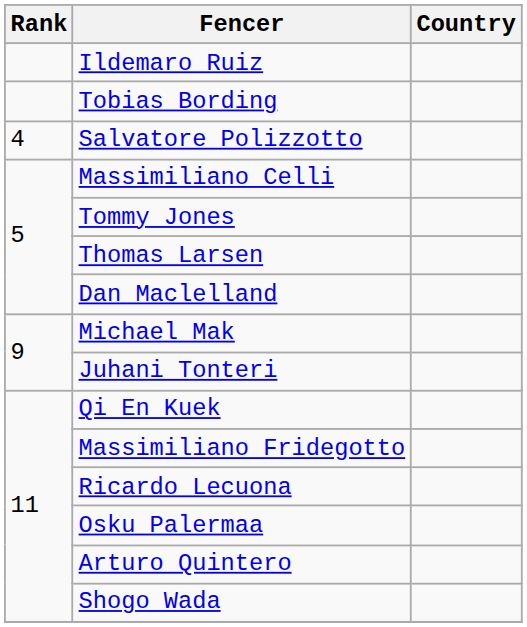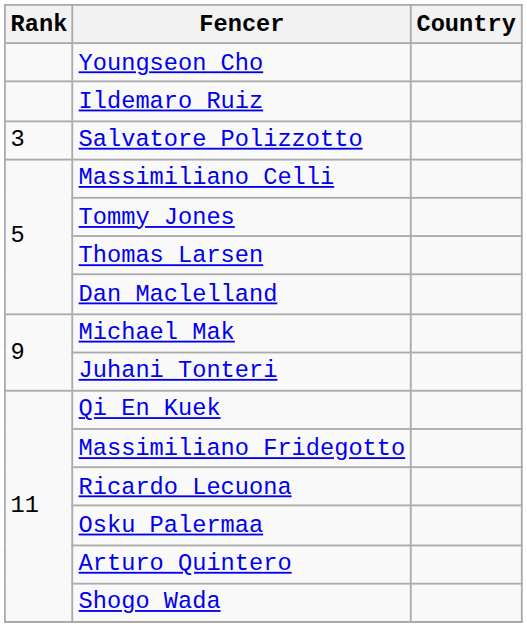+ row: (171, 63)
- row: (178, 101)
(18, 140) 4 -> (18, 140) 3
